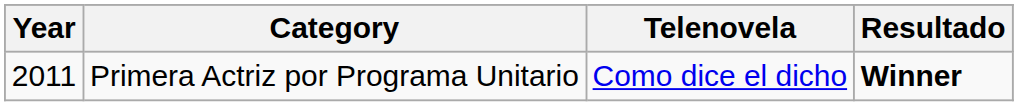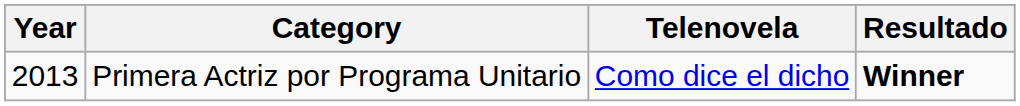(44, 75) 2011 -> (45, 75) 2013
